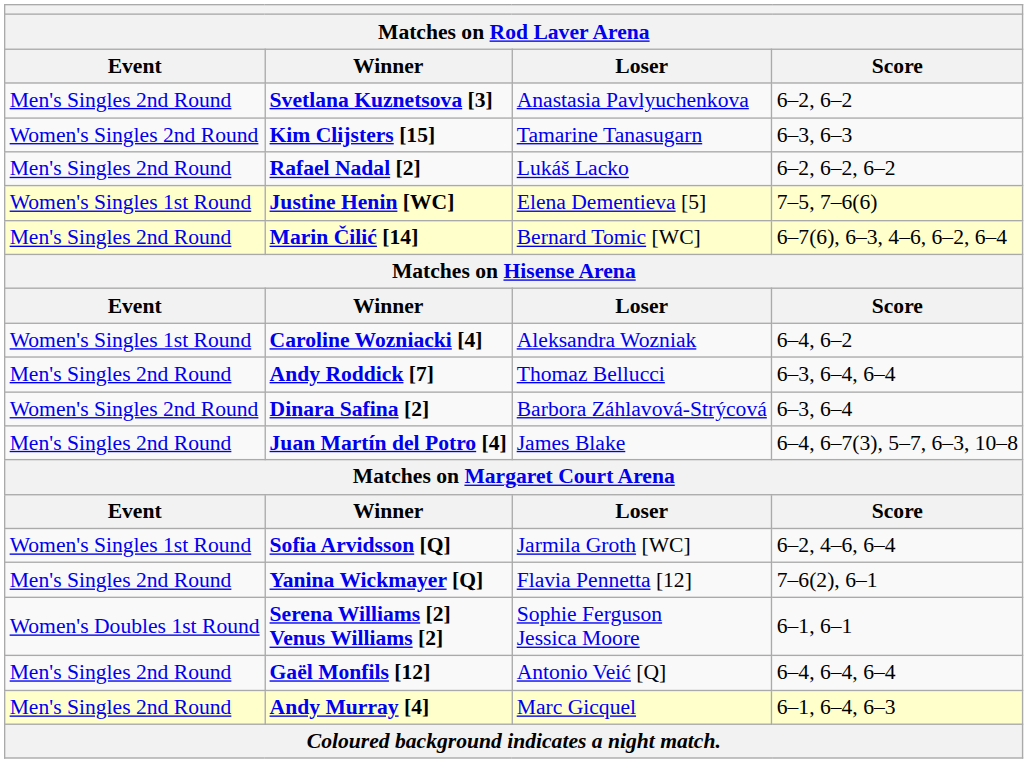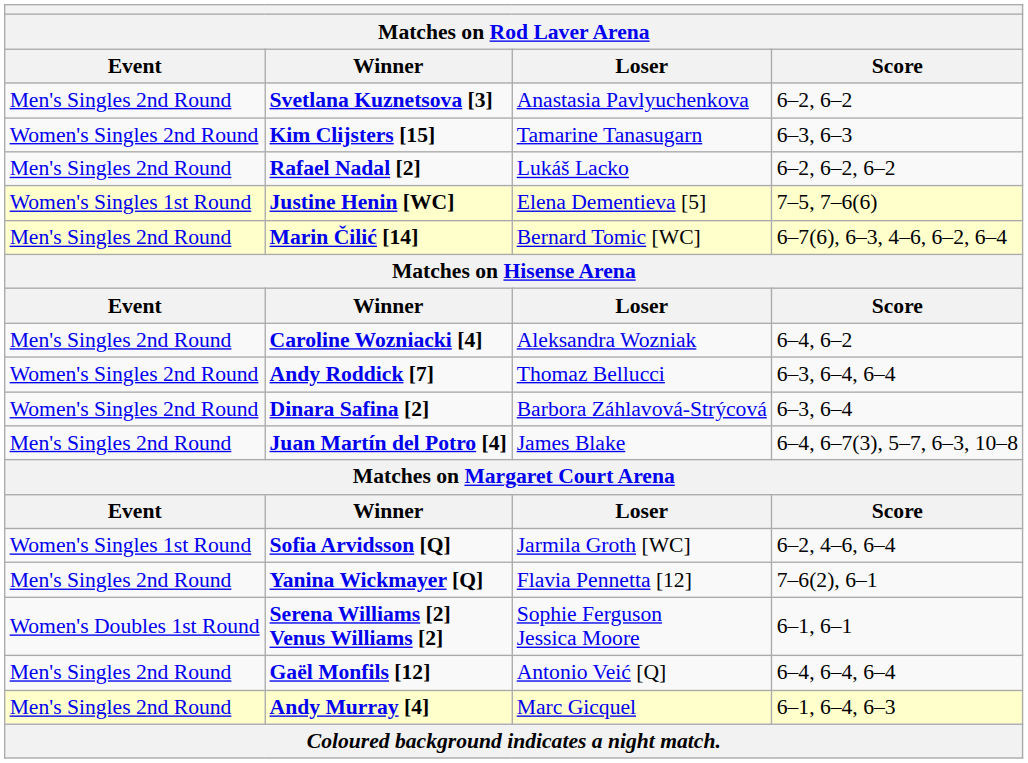(130, 339) Women's Singles 1st Round -> (121, 339) Men's Singles 2nd Round
(121, 374) Men's Singles 2nd Round -> (134, 374) Women's Singles 2nd Round
